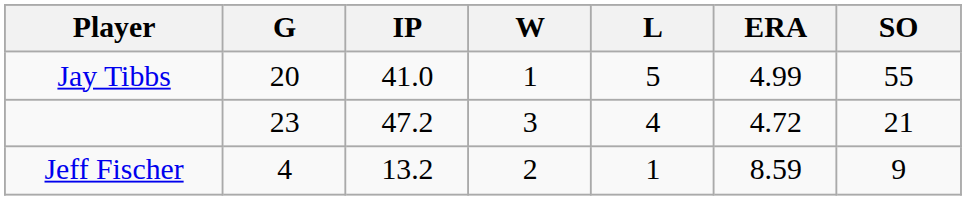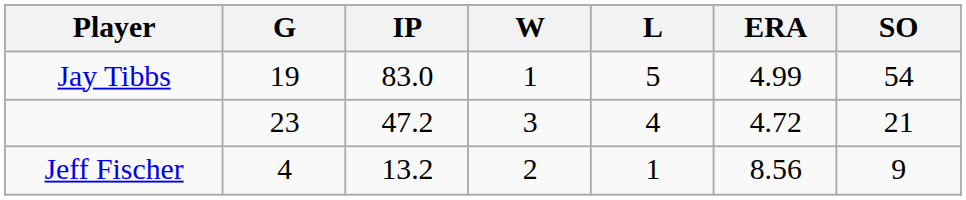(285, 75) 20 -> (285, 75) 19
(407, 75) 41.0 -> (407, 75) 83.0
(899, 75) 55 -> (899, 75) 54
(776, 169) 8.59 -> (776, 169) 8.56
